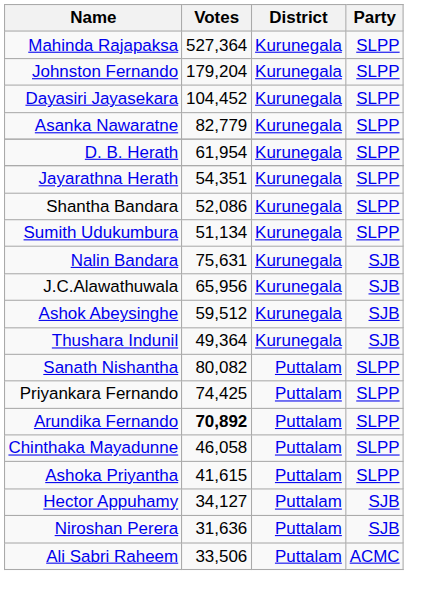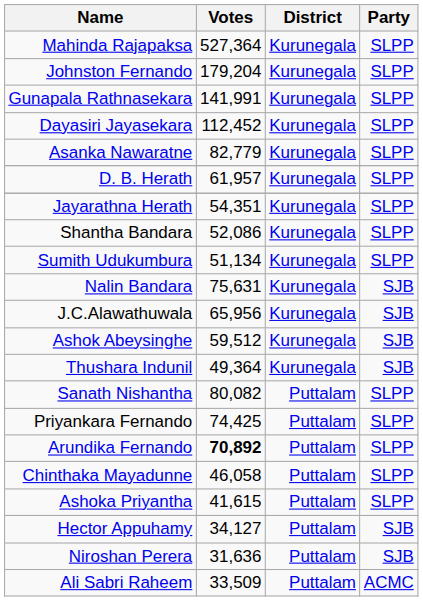+ row: (100, 98)
(217, 98) 104,452 -> (231, 125) 112,452
(221, 152) 61,954 -> (235, 179) 61,957
(221, 555) 33,506 -> (235, 582) 33,509
